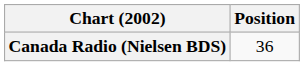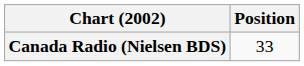(265, 46) 36 -> (265, 46) 33
